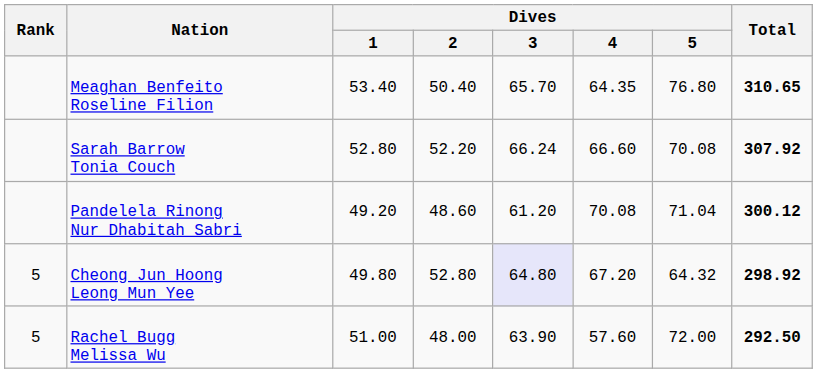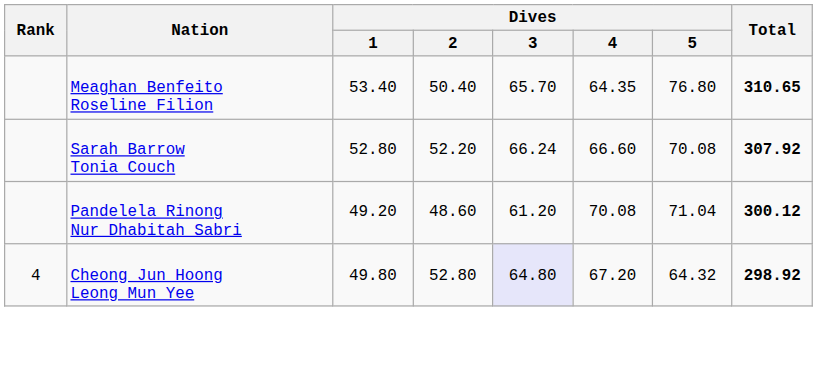(36, 275) 5 -> (36, 275) 4
- row: (123, 346)
